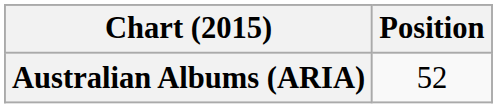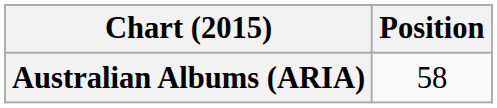(432, 77) 52 -> (432, 77) 58
